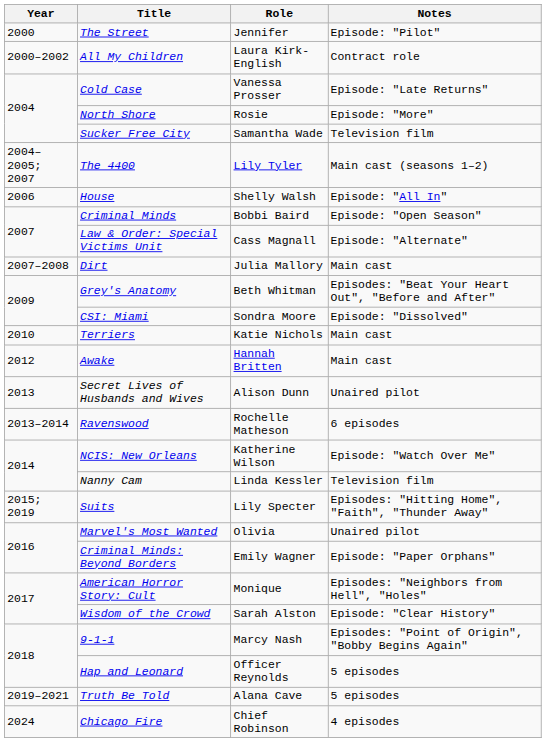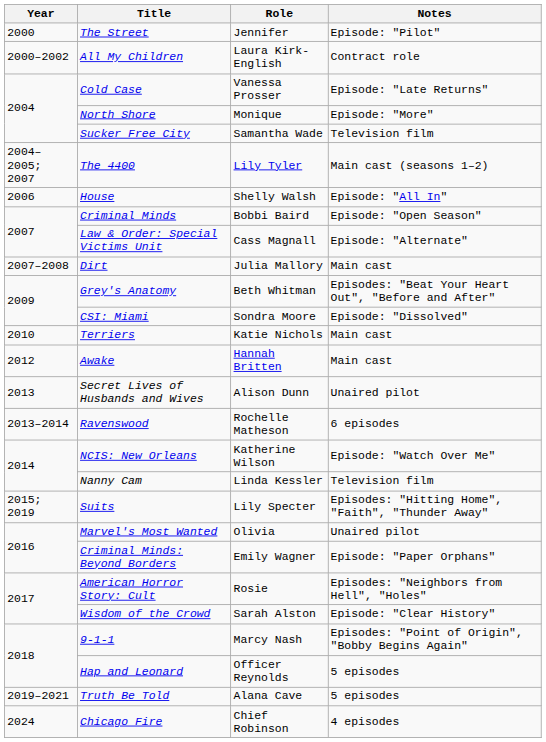(251, 115) Rosie -> (258, 115) Monique
(258, 589) Monique -> (251, 589) Rosie
